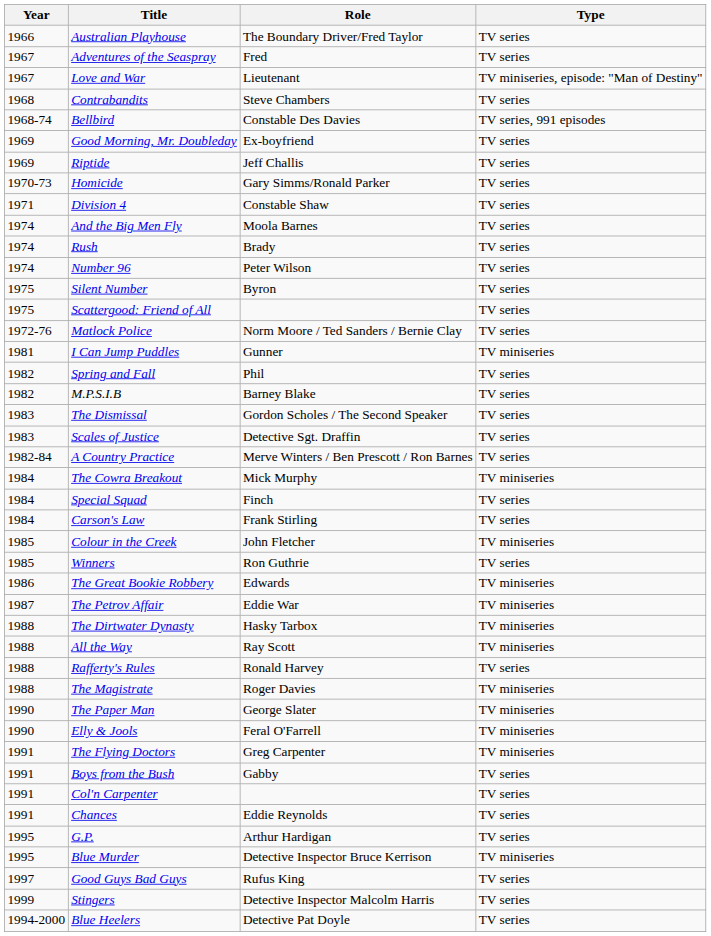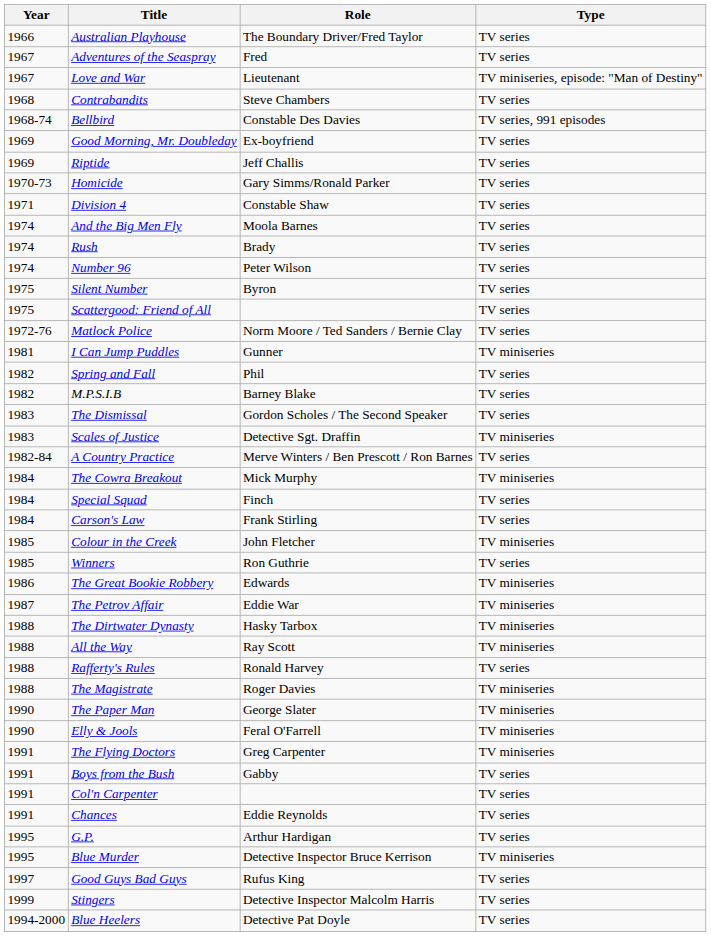(504, 436) TV series -> (516, 436) TV miniseries
